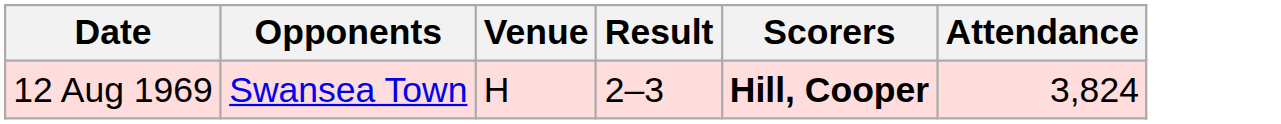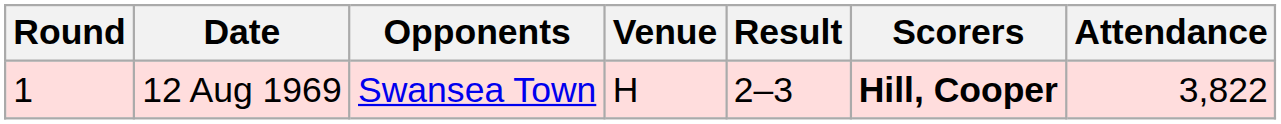+ column: (70, 32)
(1094, 88) 3,824 -> (1223, 88) 3,822
